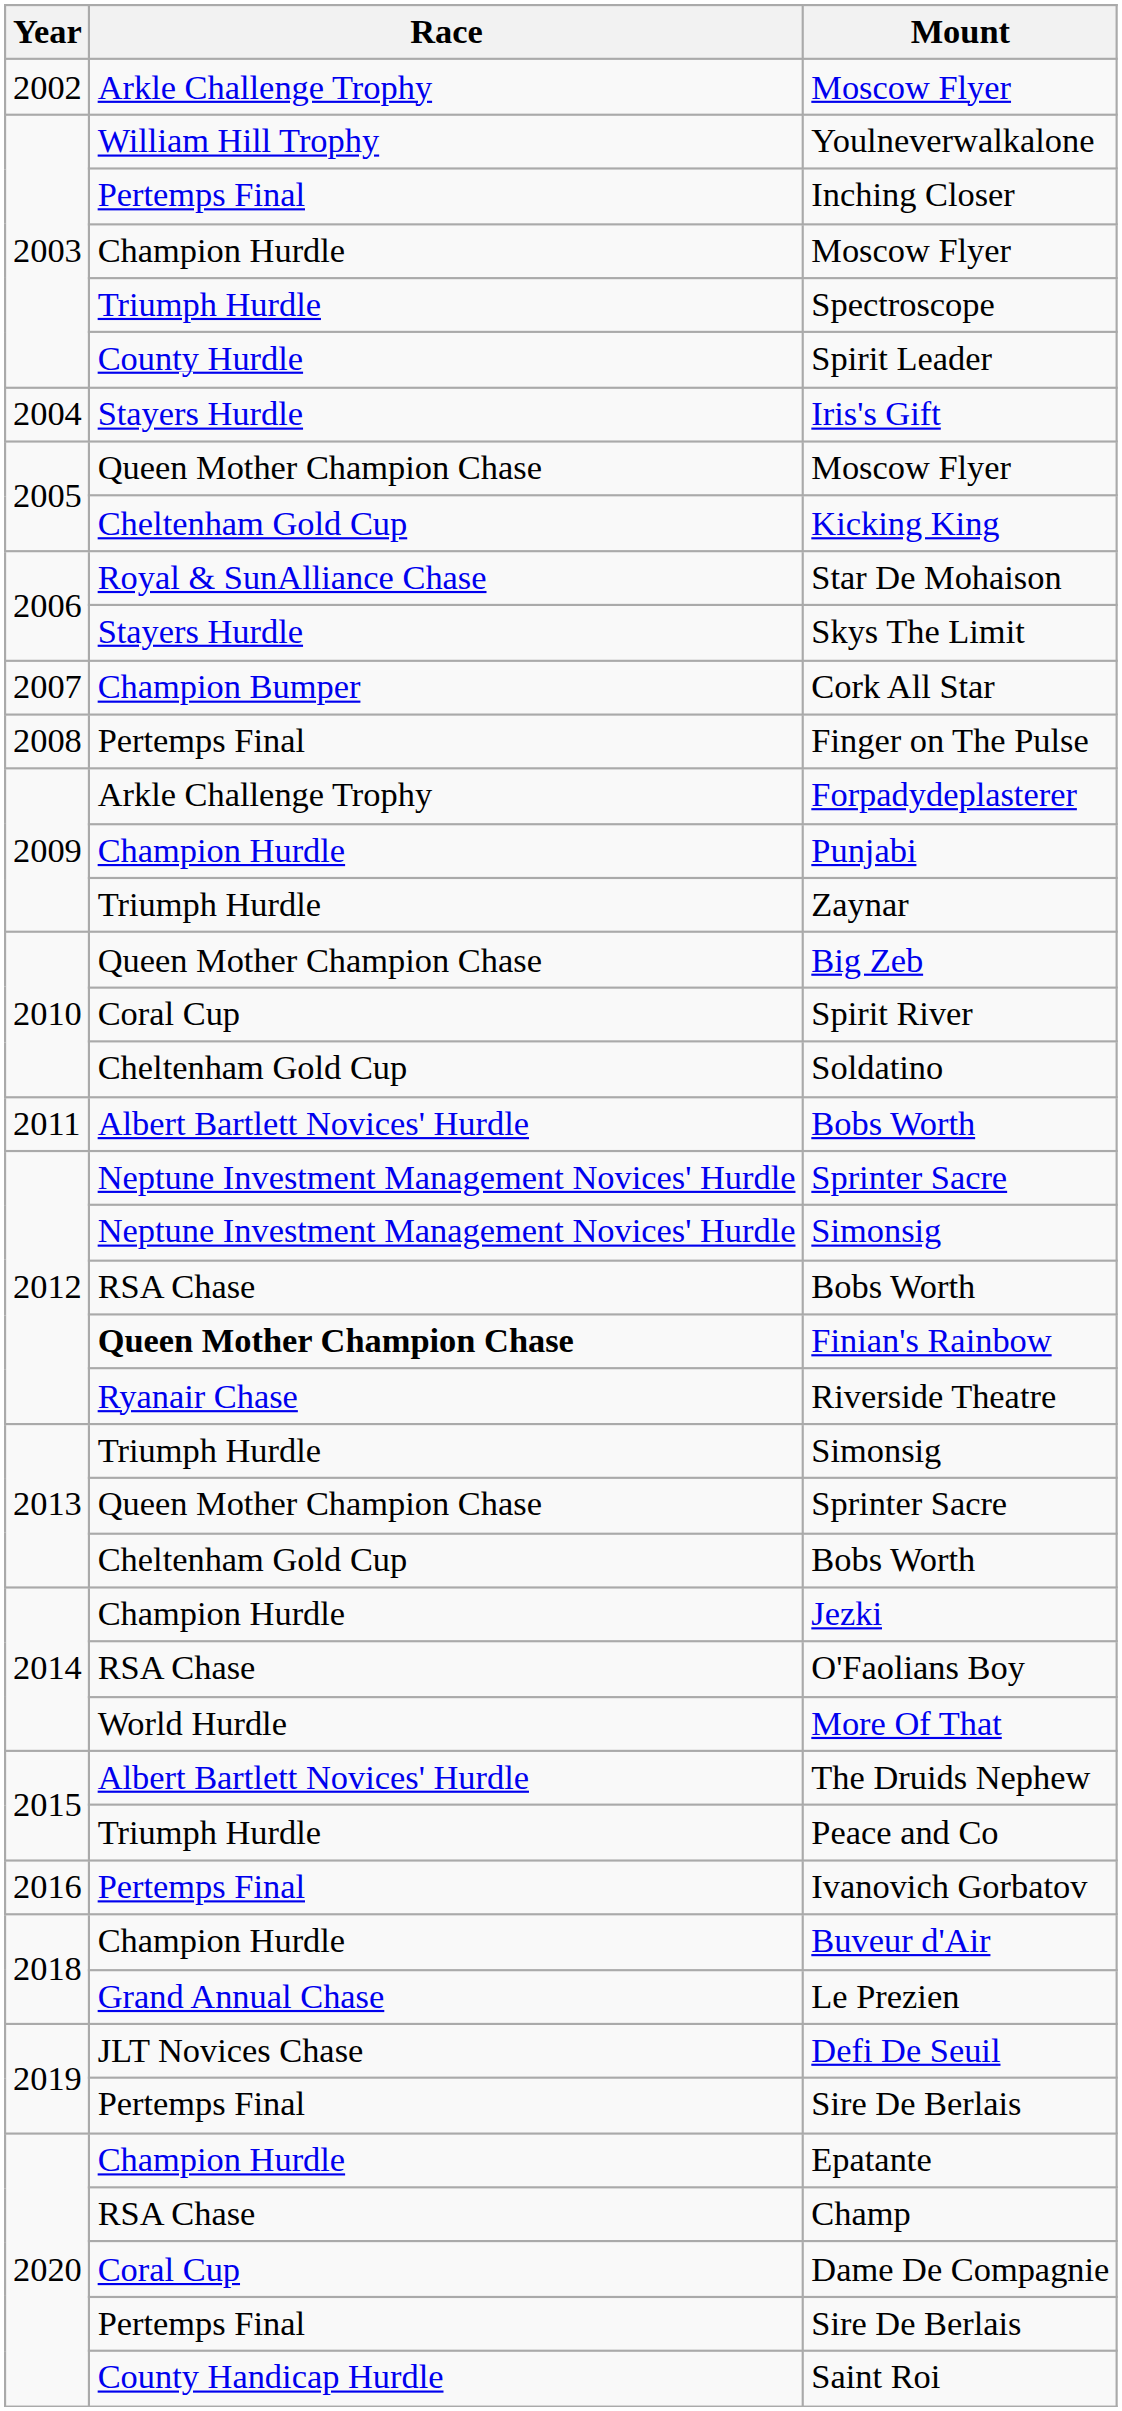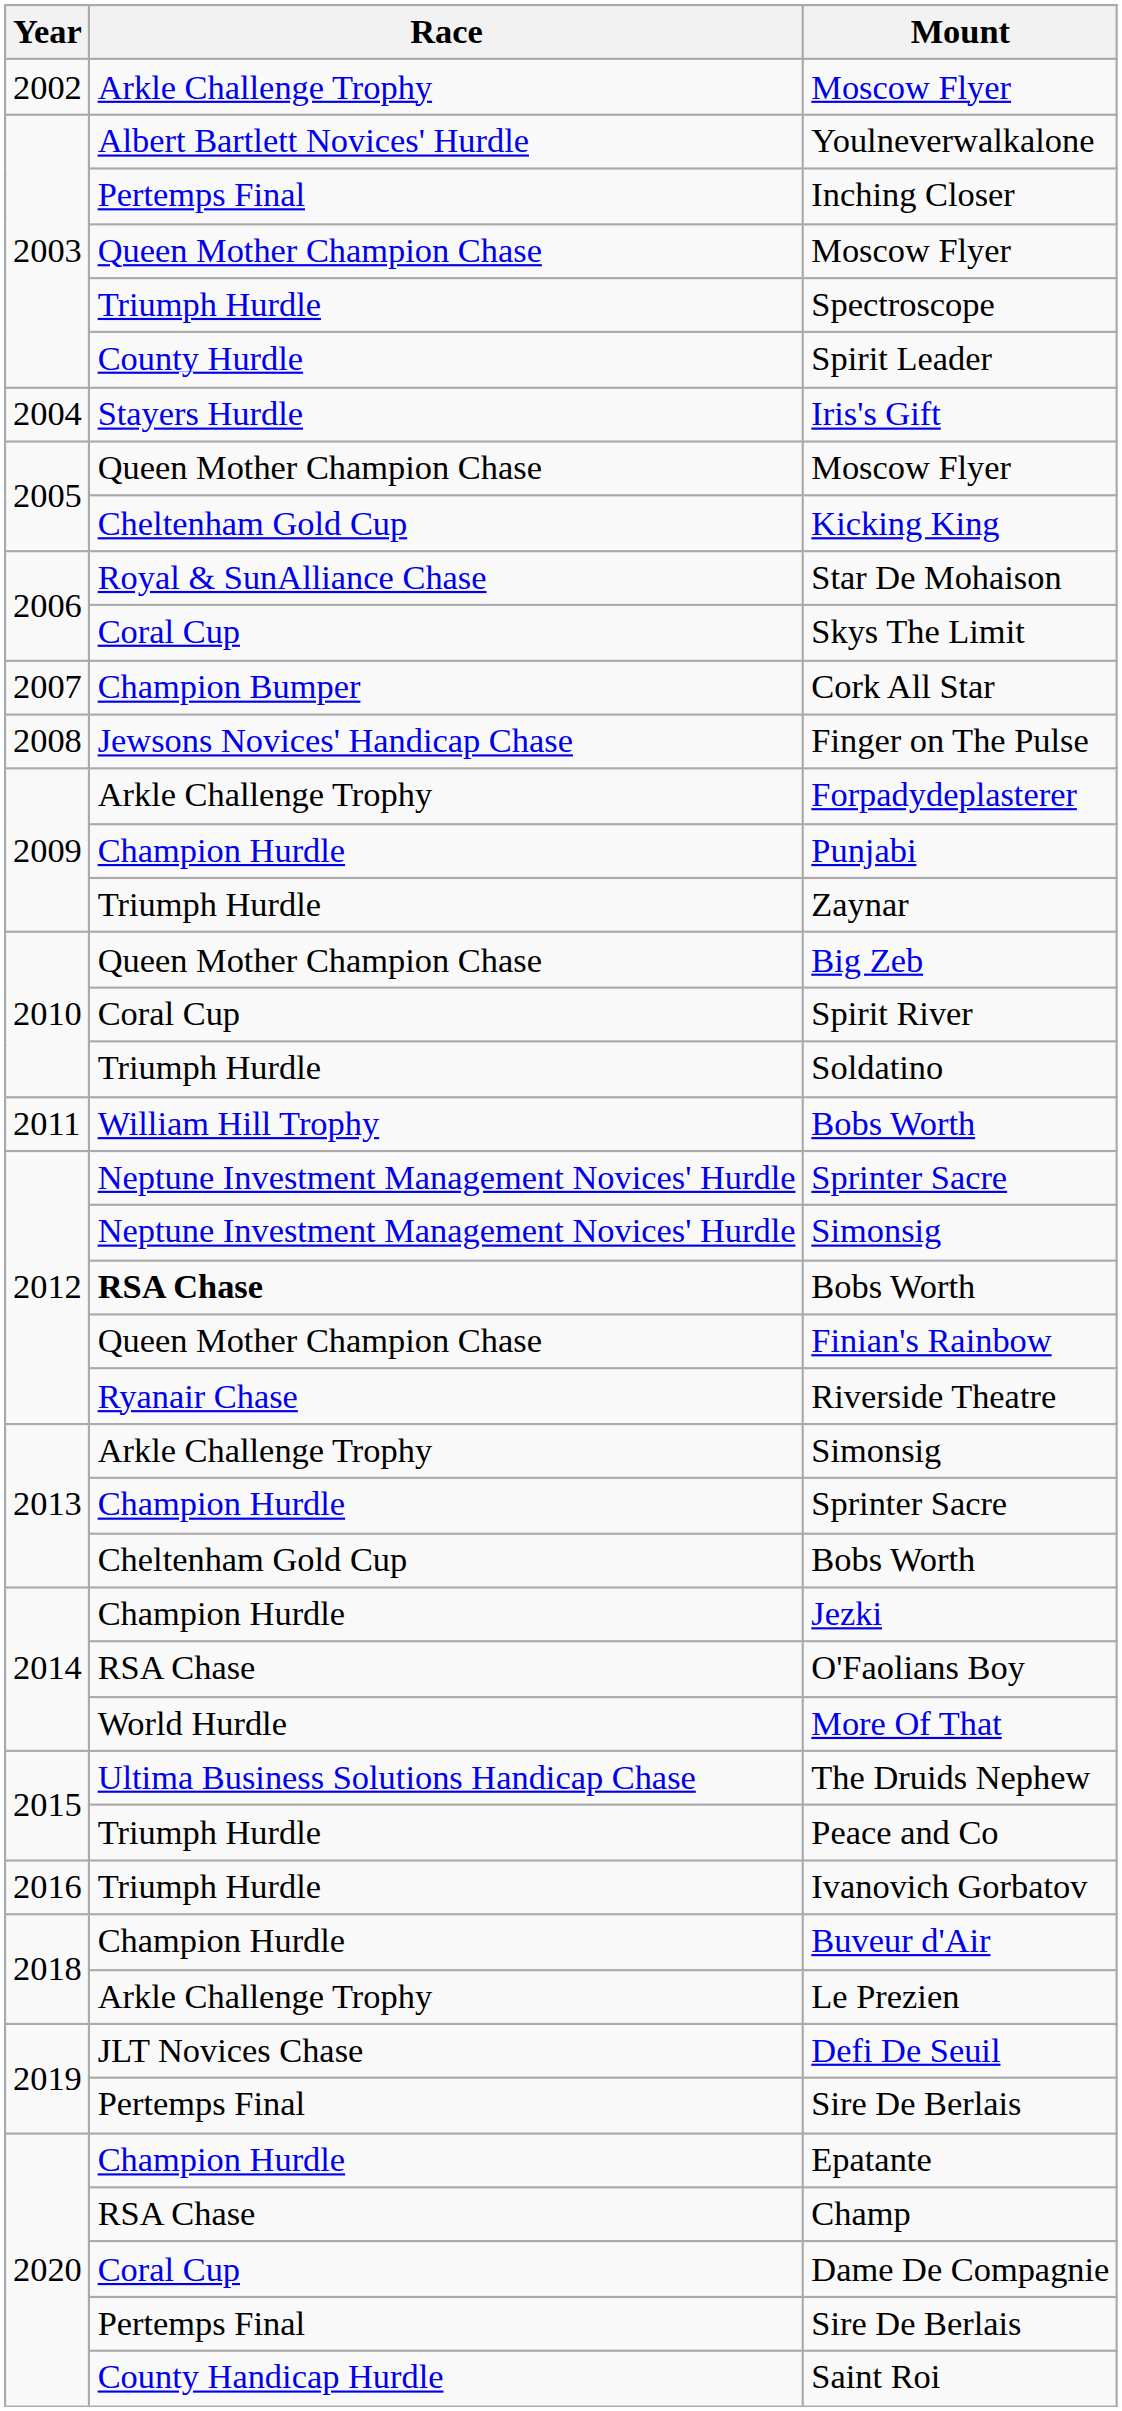(238, 140) William Hill Trophy -> (313, 140) Albert Bartlett Novices' Hurdle
(221, 250) Champion Hurdle -> (320, 250) Queen Mother Champion Chase
(200, 631) Stayers Hurdle -> (169, 631) Coral Cup
(201, 741) Pertemps Final -> (335, 741) Jewsons Novices' Handicap Chase
(252, 1068) Cheltenham Gold Cup -> (209, 1068) Triumph Hurdle
(313, 1122) Albert Bartlett Novices' Hurdle -> (238, 1122) William Hill Trophy
(177, 1286) normal -> (180, 1286) bold
(336, 1341) bold -> (320, 1341) normal
(209, 1450) Triumph Hurdle -> (265, 1450) Arkle Challenge Trophy
(320, 1504) Queen Mother Champion Chase -> (221, 1504) Champion Hurdle
(313, 1777) Albert Bartlett Novices' Hurdle -> (397, 1777) Ultima Business Solutions Handicap Chase
(201, 1886) Pertemps Final -> (209, 1886) Triumph Hurdle
(241, 1995) Grand Annual Chase -> (265, 1995) Arkle Challenge Trophy
